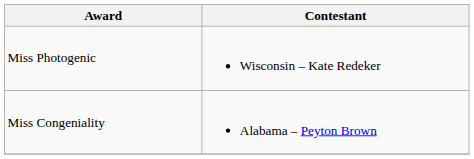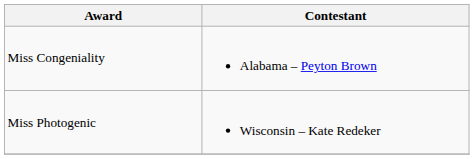rows swapped: (56, 122) <-> (52, 58)
